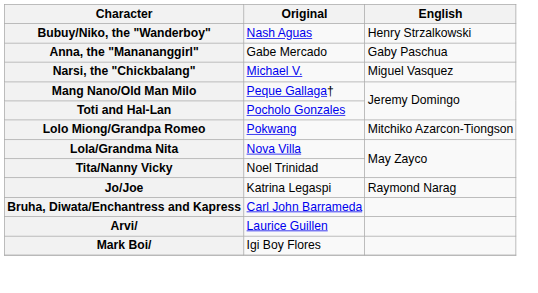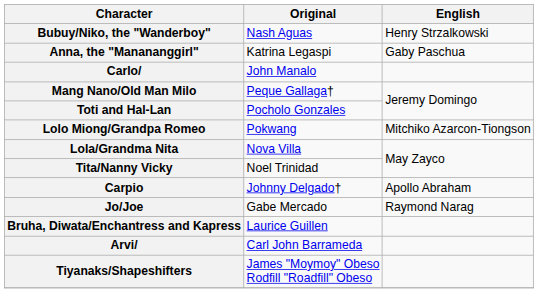(287, 52) Gabe Mercado -> (289, 52) Katrina Legaspi
+ row: (124, 71)
- row: (124, 71)
+ row: (124, 187)
(289, 187) Katrina Legaspi -> (287, 206) Gabe Mercado
(304, 206) Carl John Barrameda -> (287, 226) Laurice Guillen
(287, 226) Laurice Guillen -> (304, 245) Carl John Barrameda
- row: (124, 245)
+ row: (124, 271)
